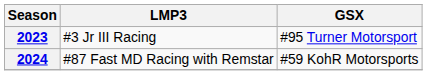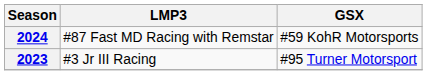rows swapped: (32, 38) <-> (32, 59)
